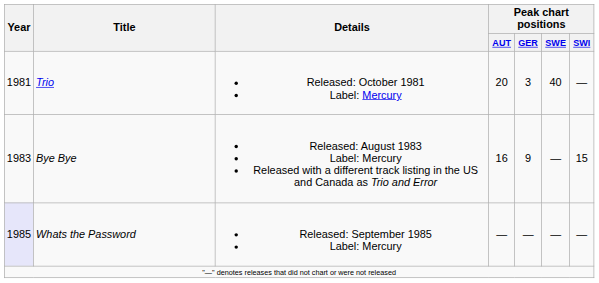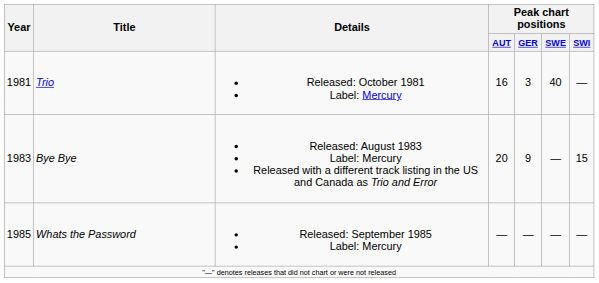(502, 82) 20 -> (502, 82) 16
(502, 158) 16 -> (502, 158) 20
(19, 234) lavender background -> (19, 234) no background
